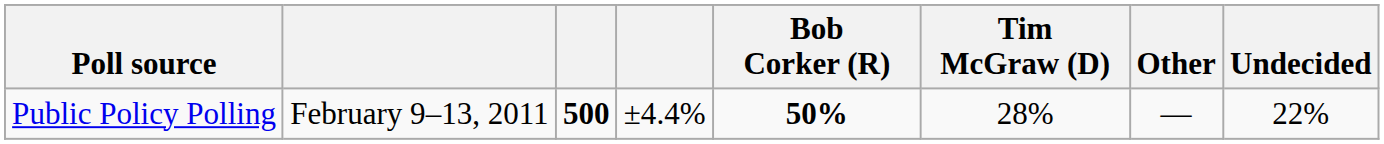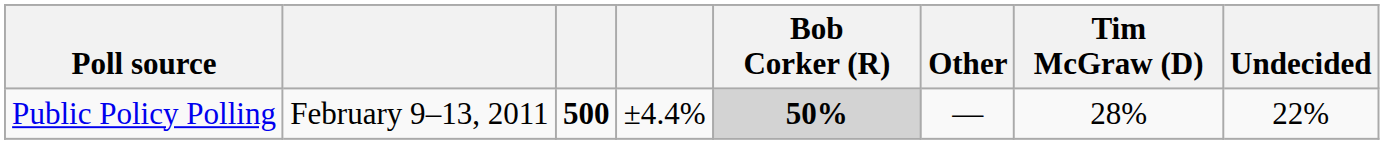columns swapped: (1025, 46) <-> (1176, 64)
(817, 113) no background -> (817, 113) lightgrey background
